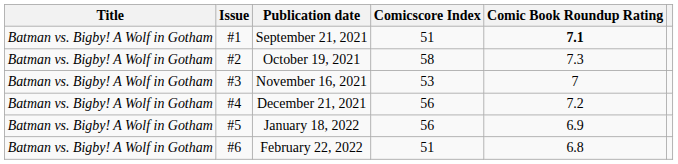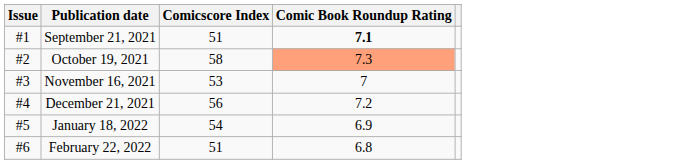- column: (110, 15)
(575, 59) no background -> (364, 59) lightsalmon background
(427, 125) 56 -> (216, 125) 54
